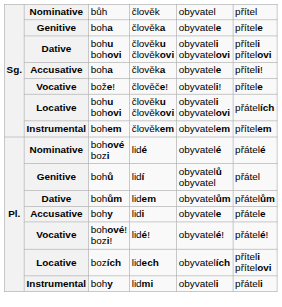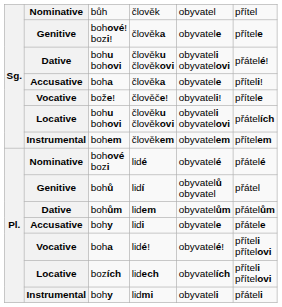(102, 28) boha -> (109, 33) bohové! bozi!
(253, 49) příteli přítelovi -> (252, 60) přátelé!
(109, 235) bohové! bozi! -> (102, 246) boha
(252, 235) přátelé! -> (253, 246) příteli přítelovi
